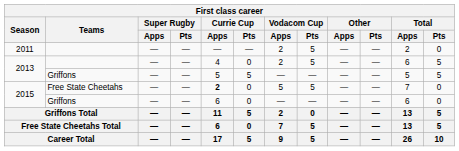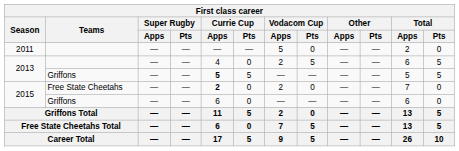(281, 49) 2 -> (281, 49) 5
(312, 49) 5 -> (312, 49) 0
(217, 75) normal -> (217, 75) bold
(281, 88) 5 -> (281, 88) 2
(312, 88) 5 -> (312, 88) 0
